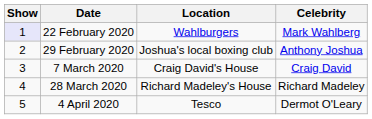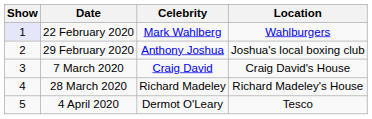columns swapped: (321, 13) <-> (206, 13)
